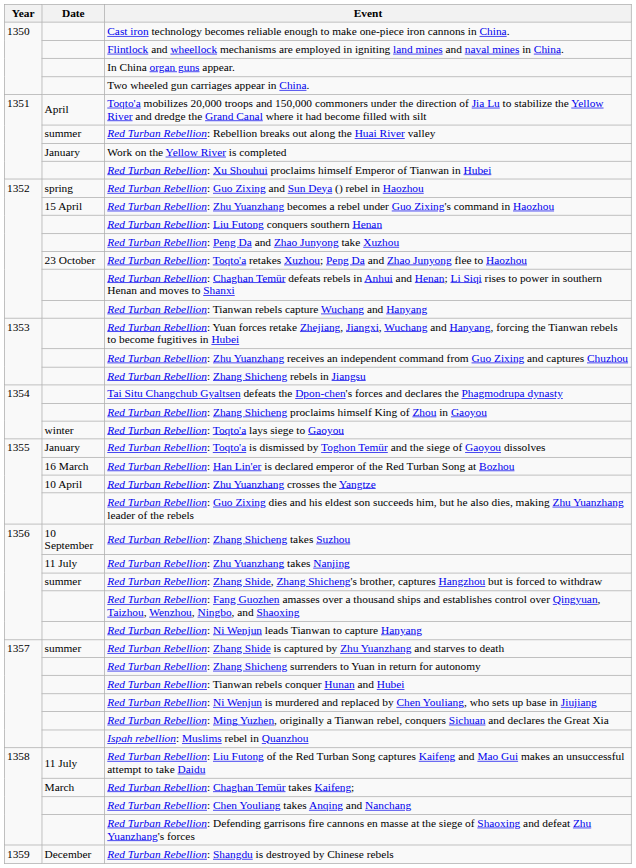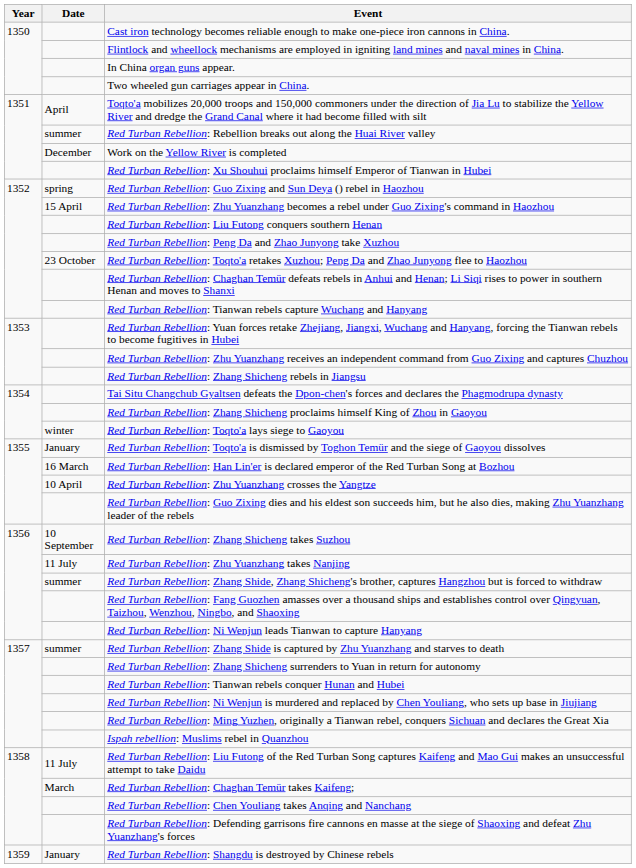(62, 152) January -> (68, 152) December
(68, 854) December -> (62, 854) January
